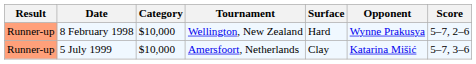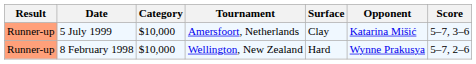rows swapped: (97, 31) <-> (86, 49)
